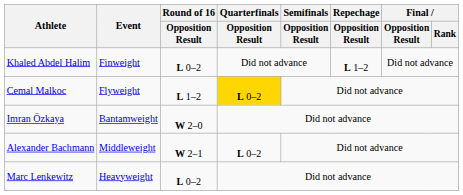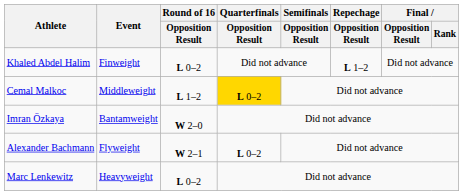(119, 91) Flyweight -> (127, 91) Middleweight
(127, 148) Middleweight -> (119, 148) Flyweight
